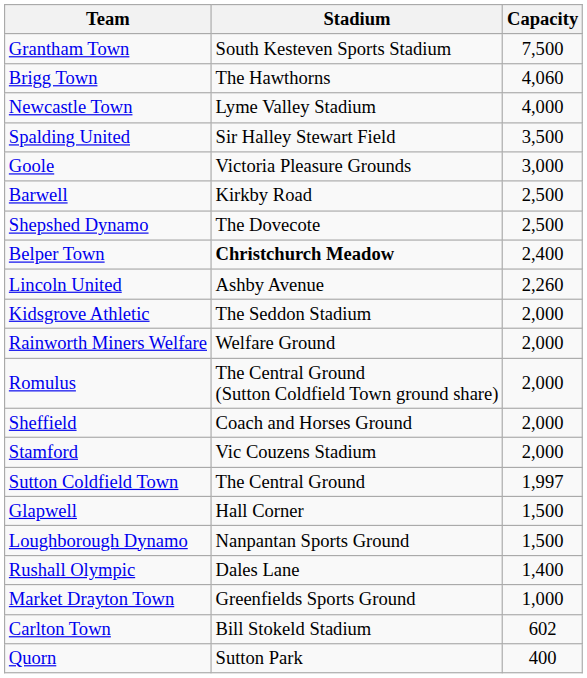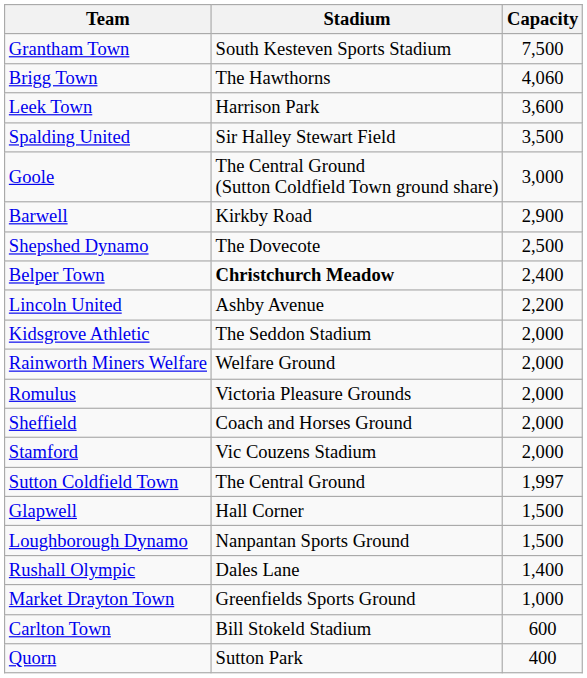- row: (71, 107)
+ row: (51, 107)
(313, 166) Victoria Pleasure Grounds -> (357, 176) The Central Ground (Sutton Coldfield Town ground share)
(543, 195) 2,500 -> (543, 216) 2,900
(543, 284) 2,260 -> (543, 305) 2,200
(357, 382) The Central Ground (Sutton Coldfield Town ground share) -> (313, 393) Victoria Pleasure Grounds
(543, 628) 602 -> (543, 628) 600
